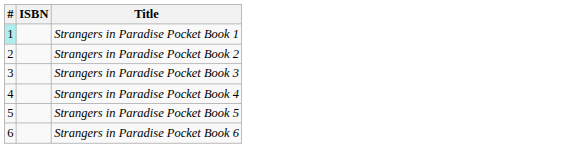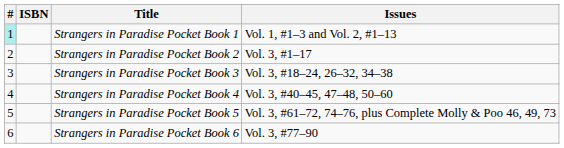+ column: (400, 14)
